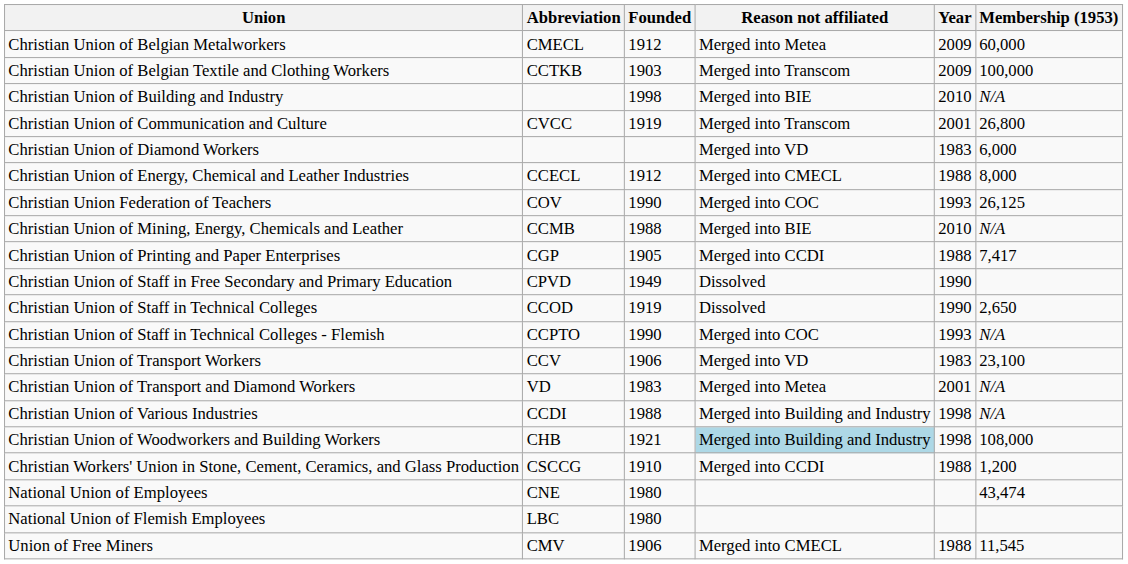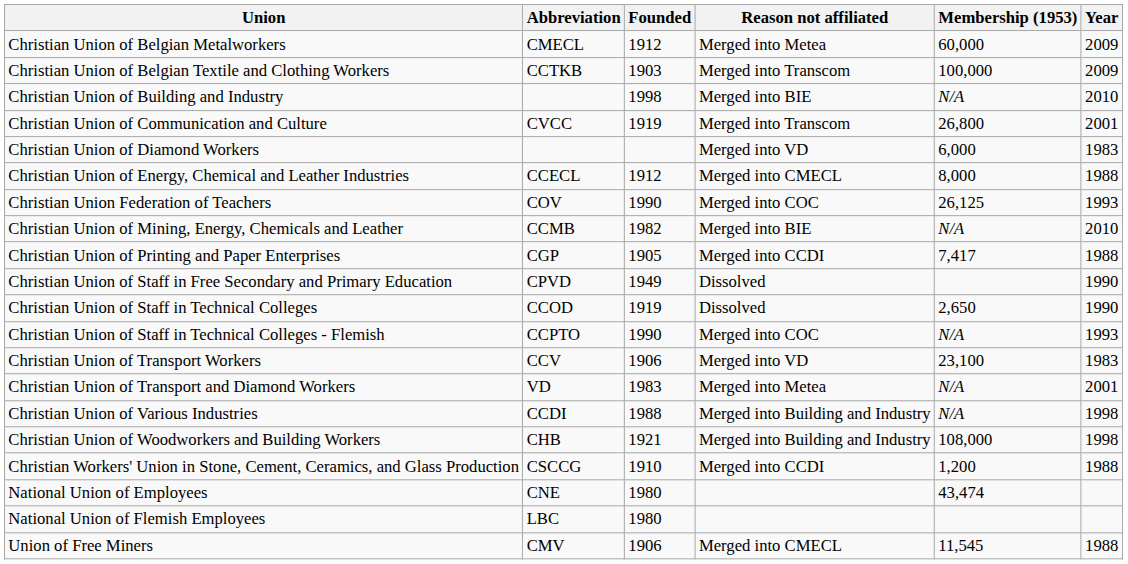columns swapped: (955, 17) <-> (1049, 17)
(645, 228) 1988 -> (645, 228) 1982
(815, 439) lightblue background -> (815, 439) no background
